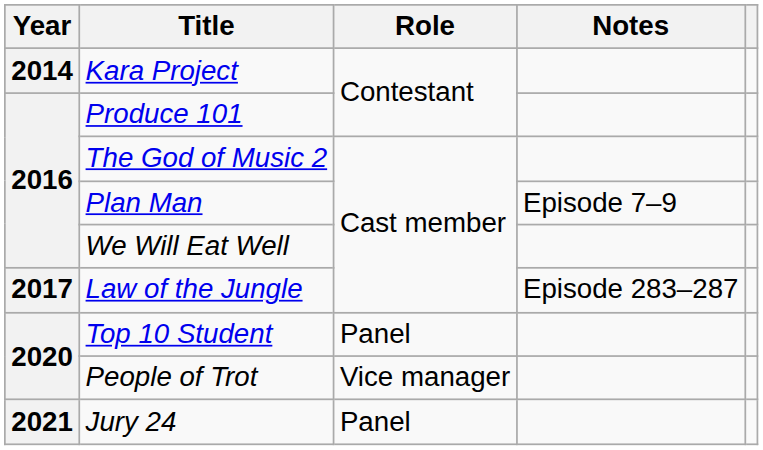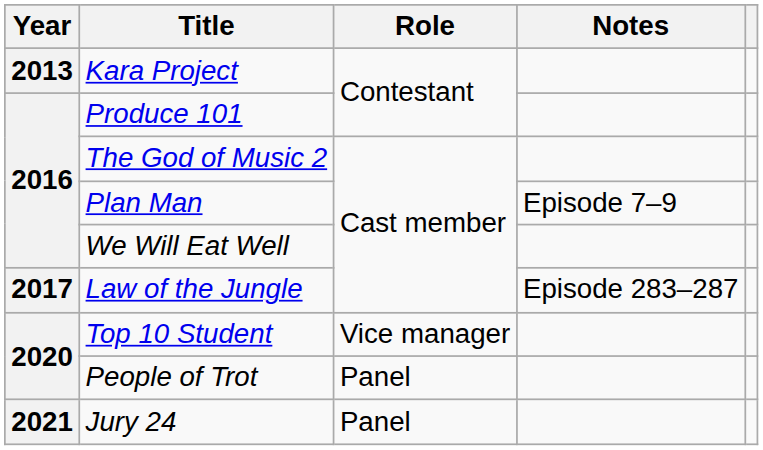(42, 70) 2014 -> (42, 70) 2013
(375, 333) Panel -> (425, 333) Vice manager
(425, 377) Vice manager -> (375, 377) Panel
